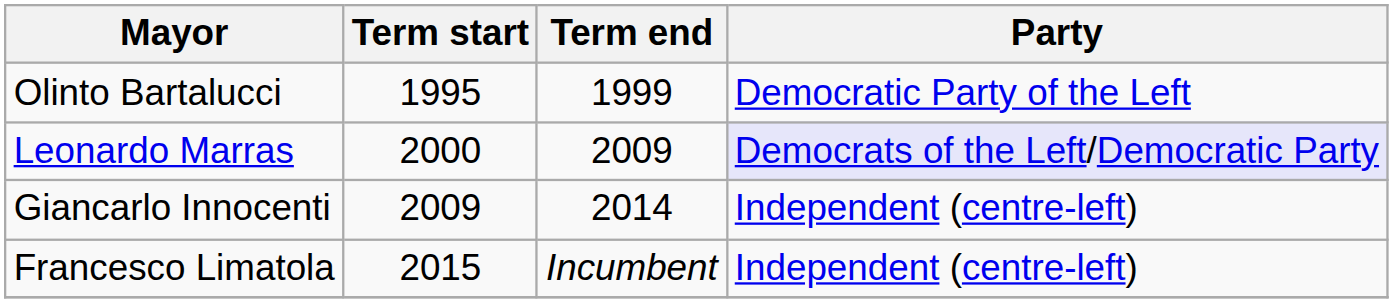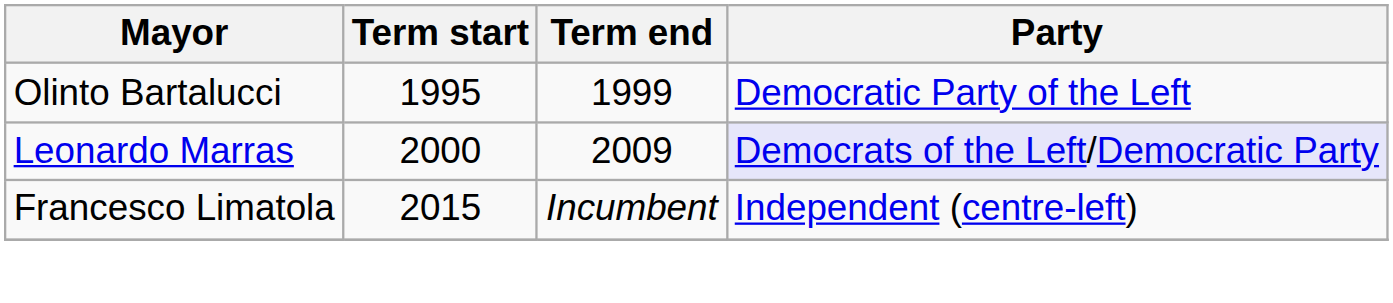- row: (172, 208)
